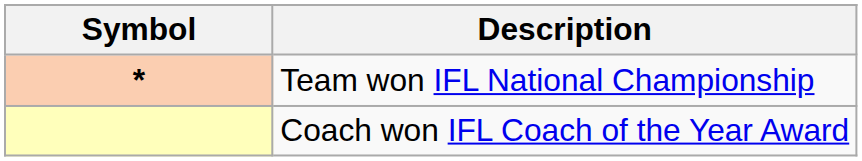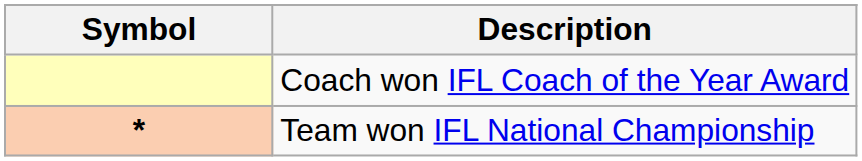rows swapped: (547, 79) <-> (565, 130)
